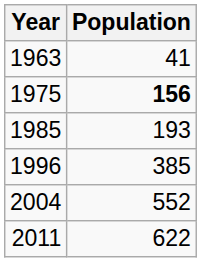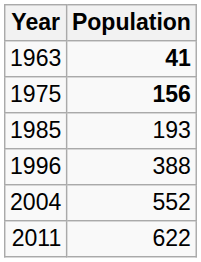(178, 58) normal -> (178, 58) bold
(172, 166) 385 -> (172, 166) 388
